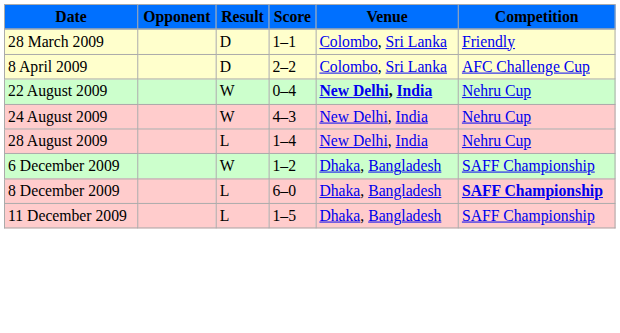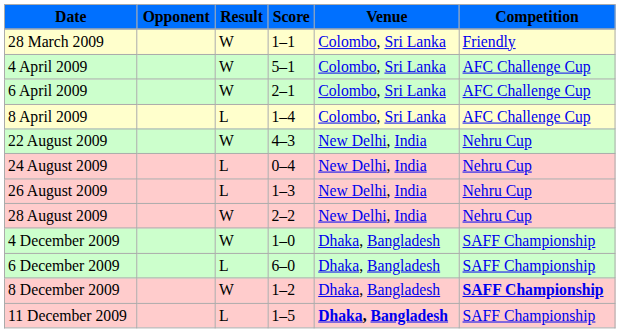(225, 41) D -> (226, 41) W
+ row: (48, 66)
+ row: (48, 91)
(225, 66) D -> (224, 116) L
(284, 66) 2–2 -> (283, 116) 1–4
(284, 91) 0–4 -> (283, 141) 4–3
(376, 91) bold -> (372, 141) normal
(227, 116) W -> (224, 166) L
(284, 116) 4–3 -> (283, 166) 0–4
+ row: (58, 191)
(225, 141) L -> (226, 215) W
(284, 141) 1–4 -> (283, 215) 2–2
+ row: (64, 240)
(227, 166) W -> (224, 265) L
(284, 166) 1–2 -> (283, 265) 6–0
(225, 191) L -> (226, 290) W
(284, 191) 6–0 -> (283, 290) 1–2
(380, 215) normal -> (383, 315) bold
